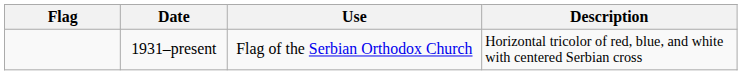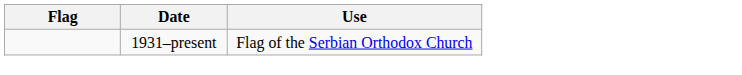- column: (609, 17)
